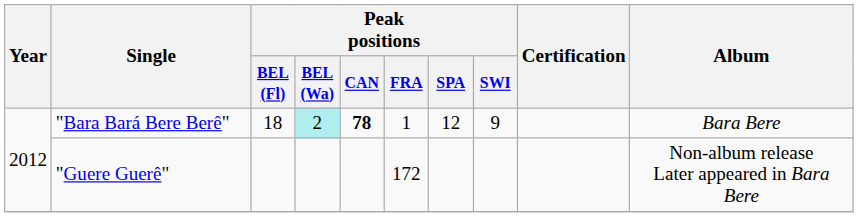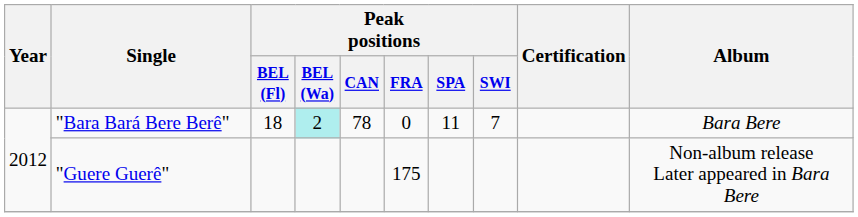(362, 122) bold -> (362, 122) normal
(406, 122) 1 -> (406, 122) 0
(451, 122) 12 -> (451, 122) 11
(495, 122) 9 -> (495, 122) 7
(406, 174) 172 -> (406, 174) 175
